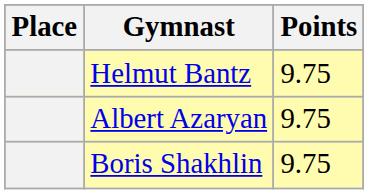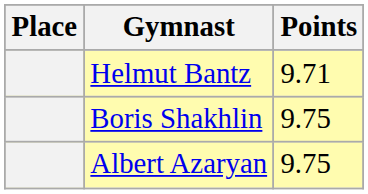(306, 73) 9.75 -> (306, 73) 9.71
rows swapped: (176, 164) <-> (179, 118)
